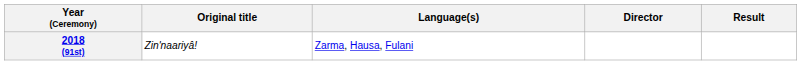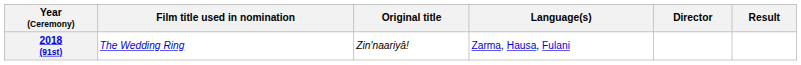+ column: (226, 18)
